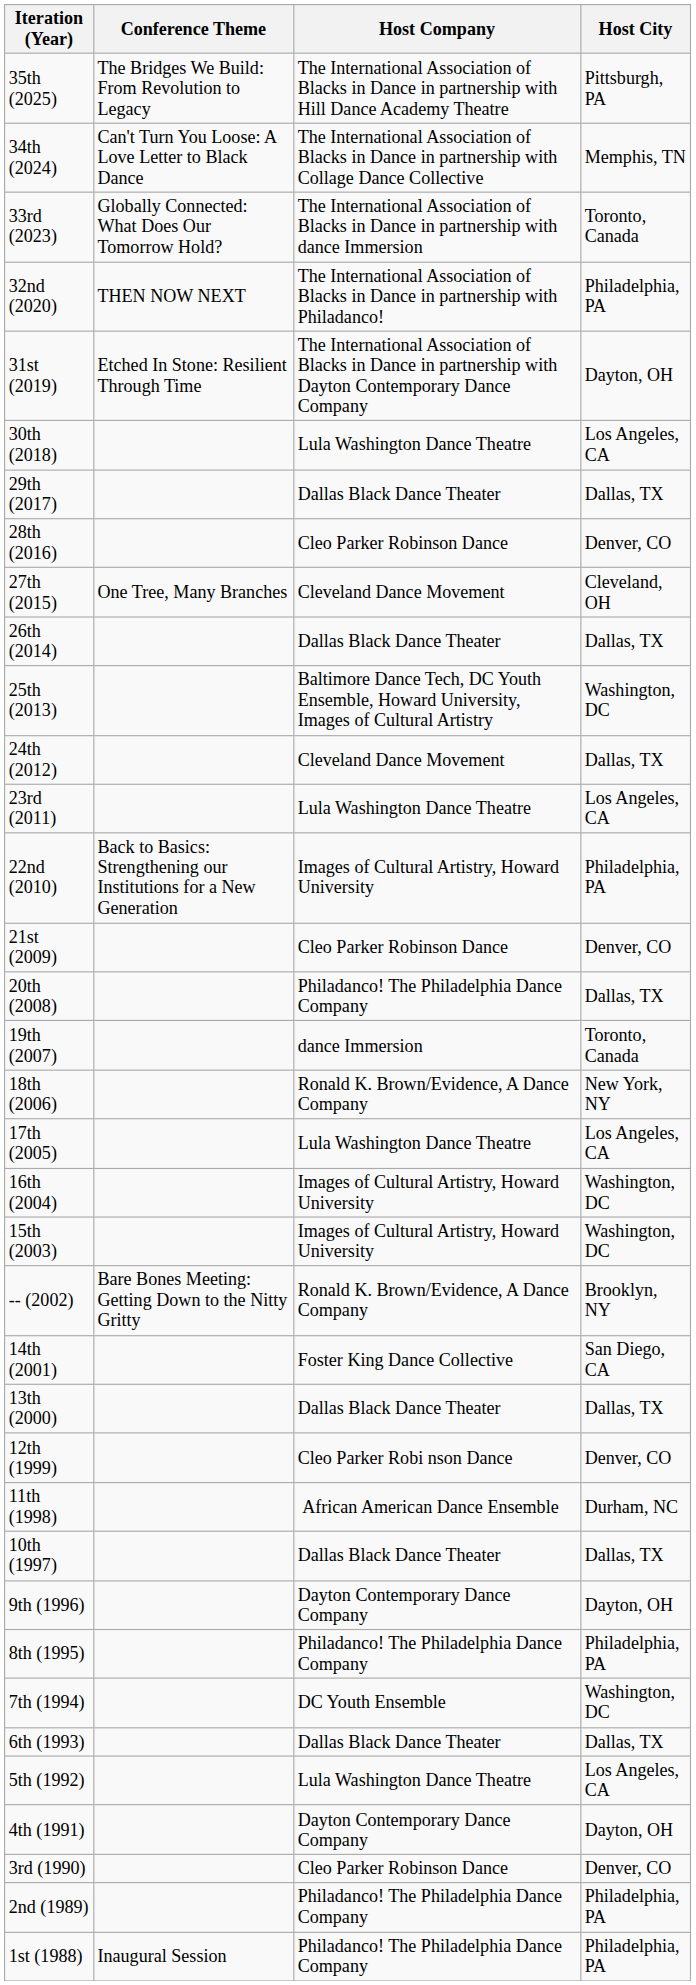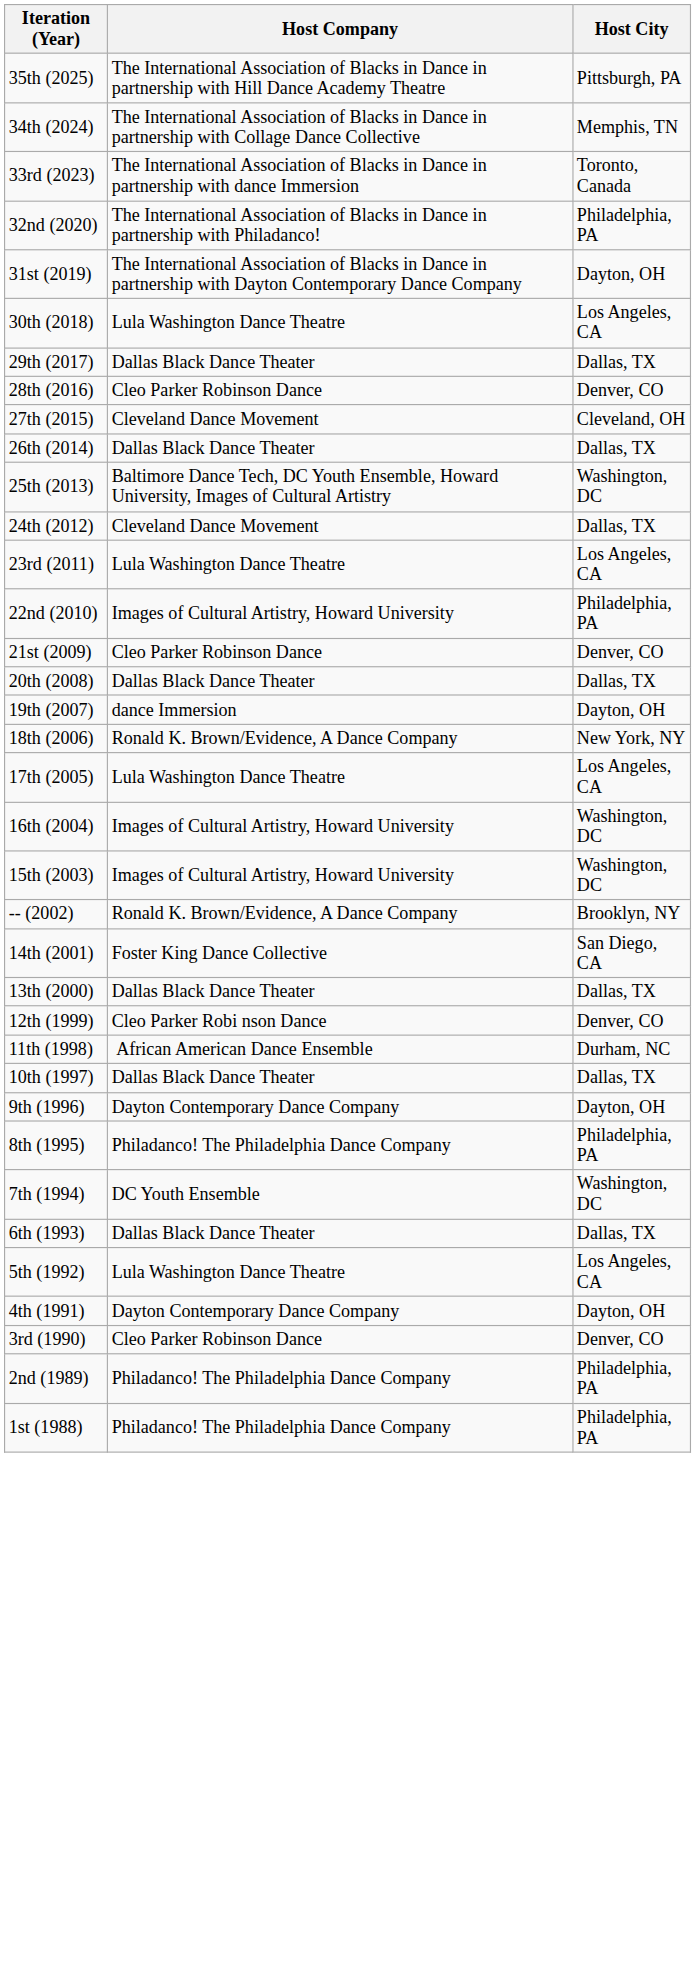- column: (193, 29)
(430, 996) Philadanco! The Philadelphia Dance Company -> (213, 681) Dallas Black Dance Theater
(615, 1045) Toronto, Canada -> (621, 709) Dayton, OH
